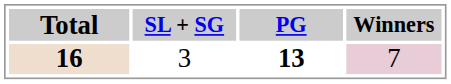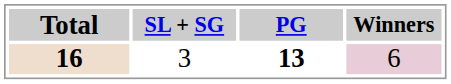(394, 58) 7 -> (394, 58) 6
